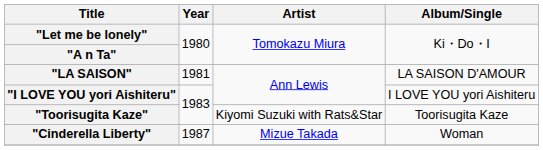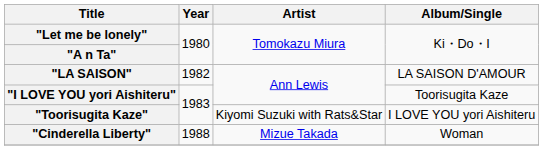(196, 74) 1981 -> (196, 74) 1982
(462, 94) I LOVE YOU yori Aishiteru -> (462, 94) Toorisugita Kaze
(462, 114) Toorisugita Kaze -> (462, 114) I LOVE YOU yori Aishiteru
(196, 134) 1987 -> (196, 134) 1988
